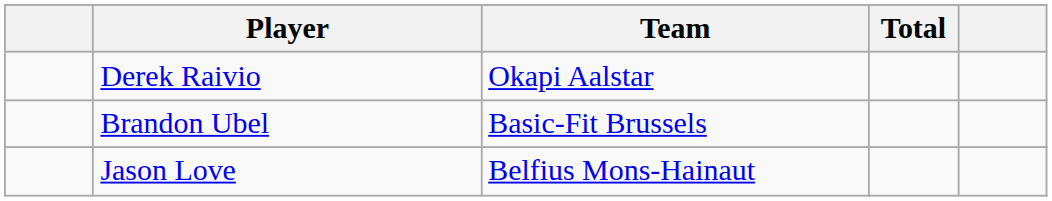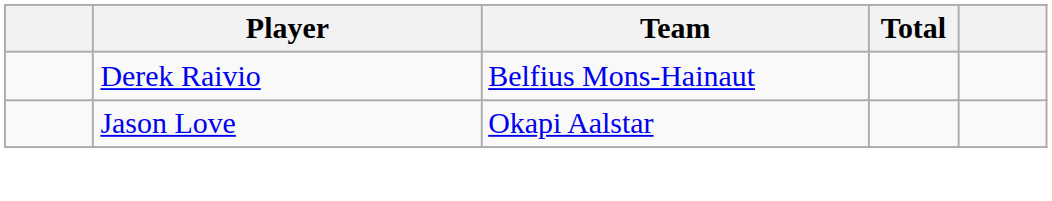(571, 75) Okapi Aalstar -> (622, 75) Belfius Mons-Hainaut
- row: (185, 123)
(622, 170) Belfius Mons-Hainaut -> (571, 123) Okapi Aalstar
